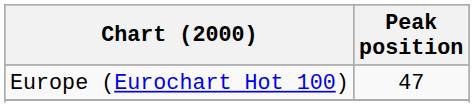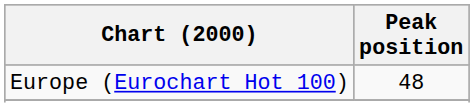(411, 83) 47 -> (411, 83) 48
